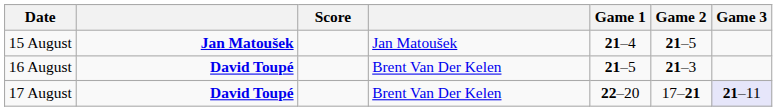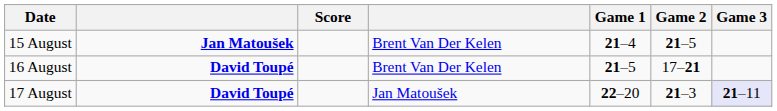(415, 43) Jan Matoušek -> (437, 43) Brent Van Der Kelen
(681, 68) 21–3 -> (681, 68) 17–21
(437, 93) Brent Van Der Kelen -> (415, 93) Jan Matoušek
(681, 93) 17–21 -> (681, 93) 21–3
